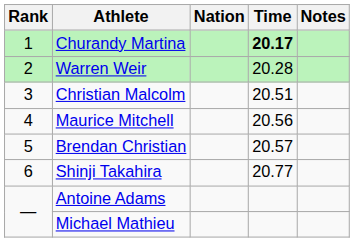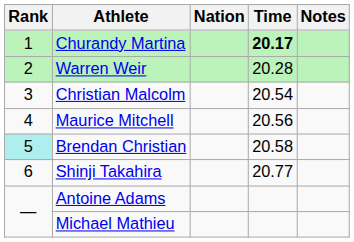(273, 95) 20.51 -> (273, 95) 20.54
(28, 146) no background -> (28, 146) paleturquoise background
(273, 146) 20.57 -> (273, 146) 20.58
